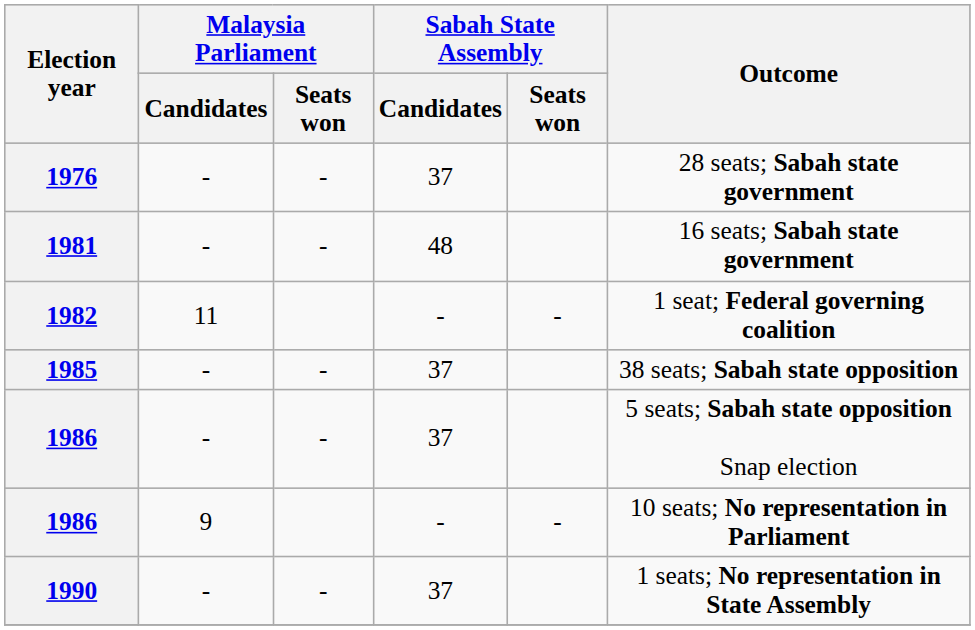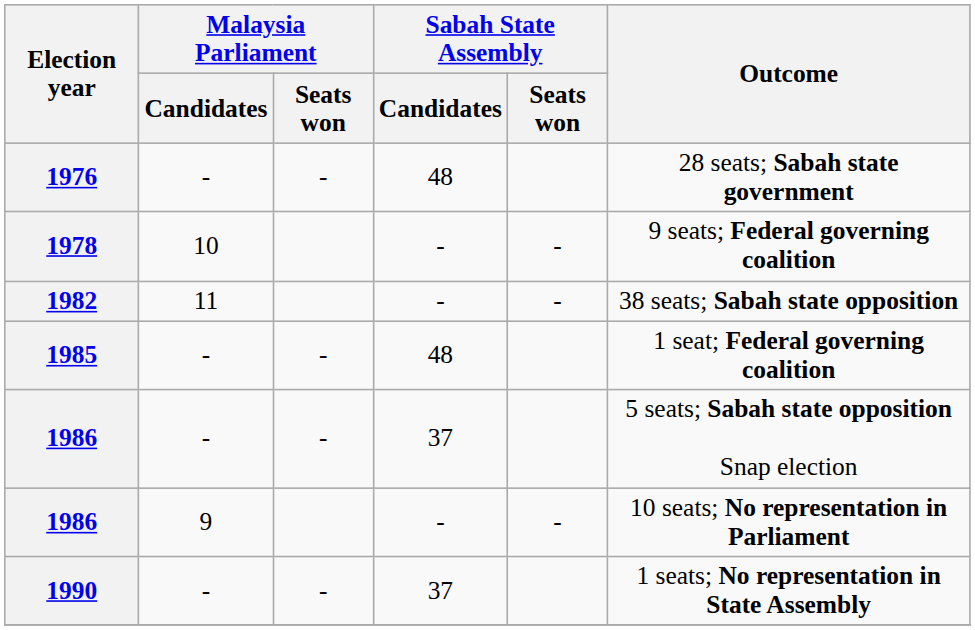(440, 176) 37 -> (440, 176) 48
+ row: (72, 245)
- row: (72, 245)
(789, 314) 1 seat; Federal governing coalition -> (789, 300) 38 seats; Sabah state opposition
(440, 369) 37 -> (440, 355) 48
(789, 369) 38 seats; Sabah state opposition -> (789, 355) 1 seat; Federal governing coalition
